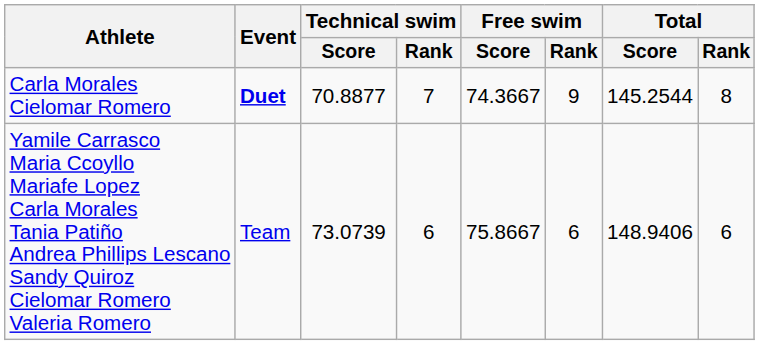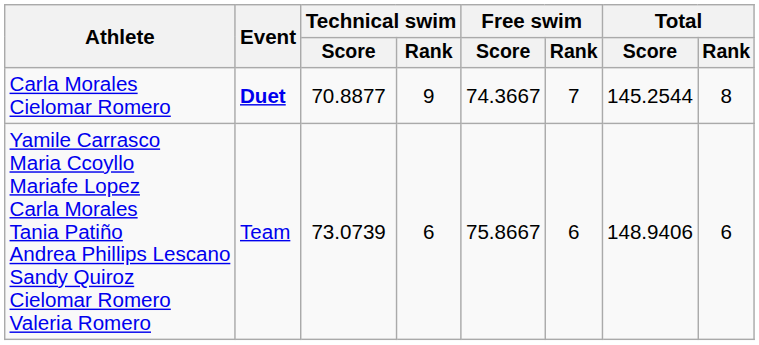(429, 96) 7 -> (429, 96) 9
(574, 96) 9 -> (574, 96) 7
